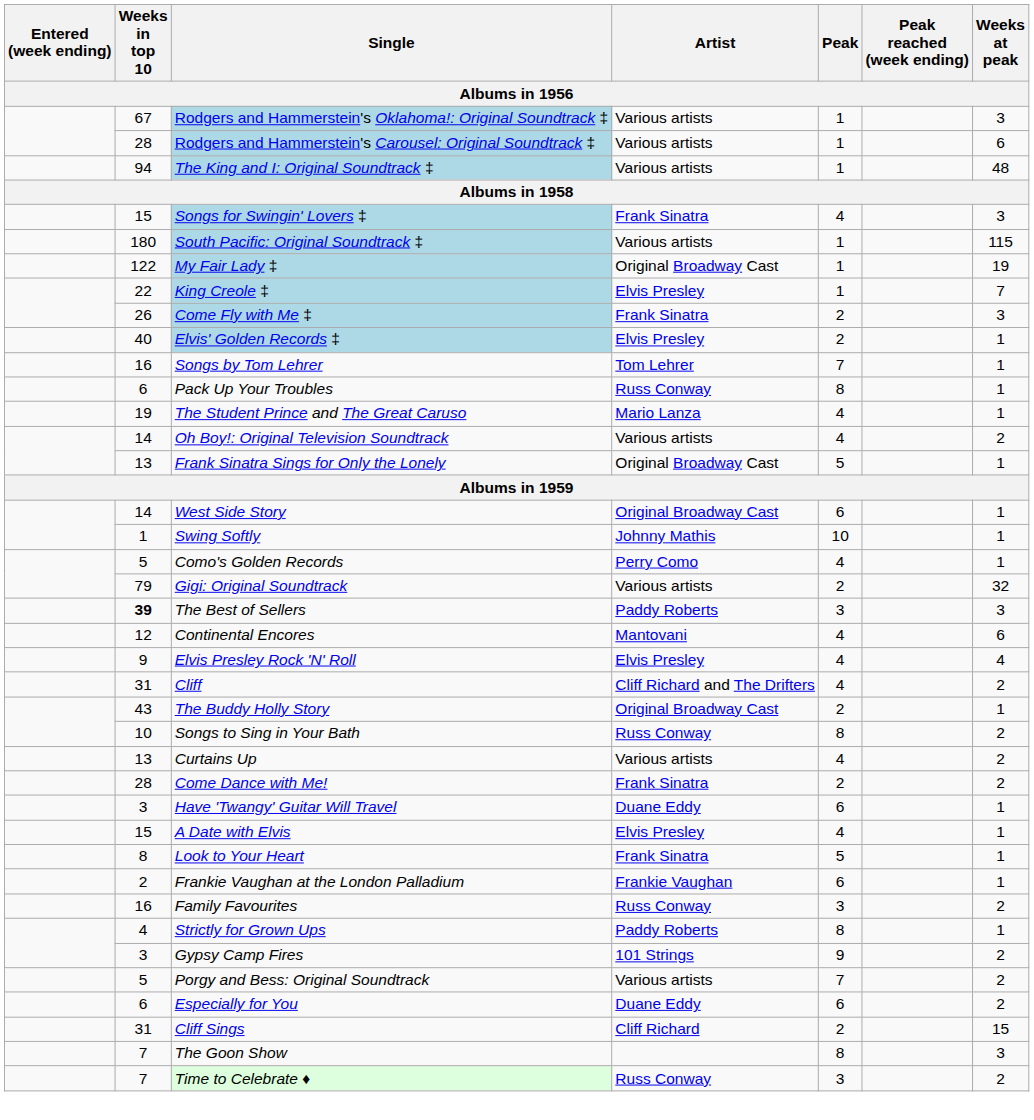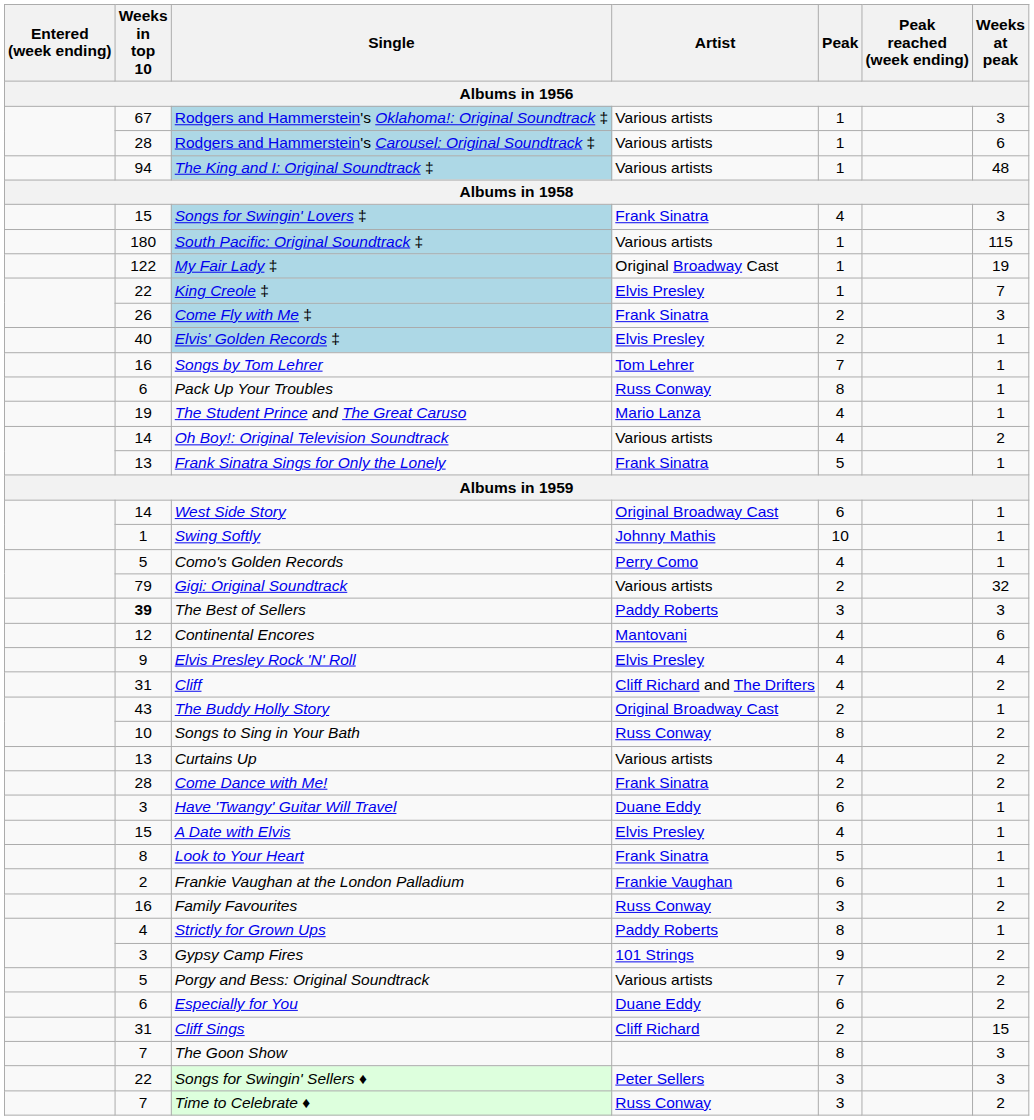(697, 463) Original Broadway Cast -> (662, 463) Frank Sinatra
+ row: (271, 1078)
